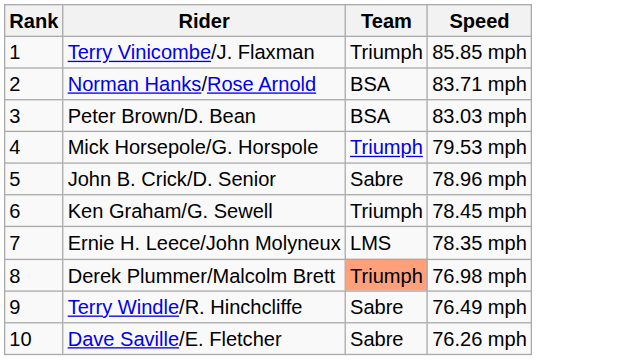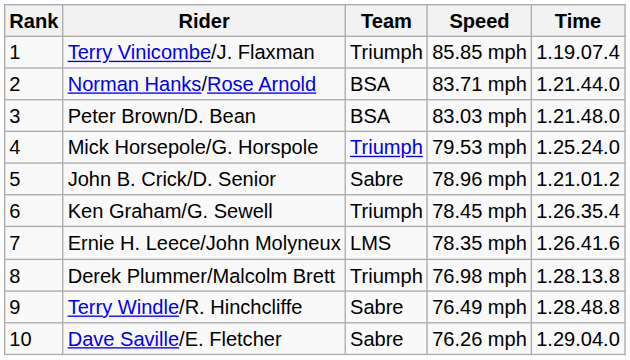+ column: (578, 21)
(386, 275) lightsalmon background -> (386, 275) no background
